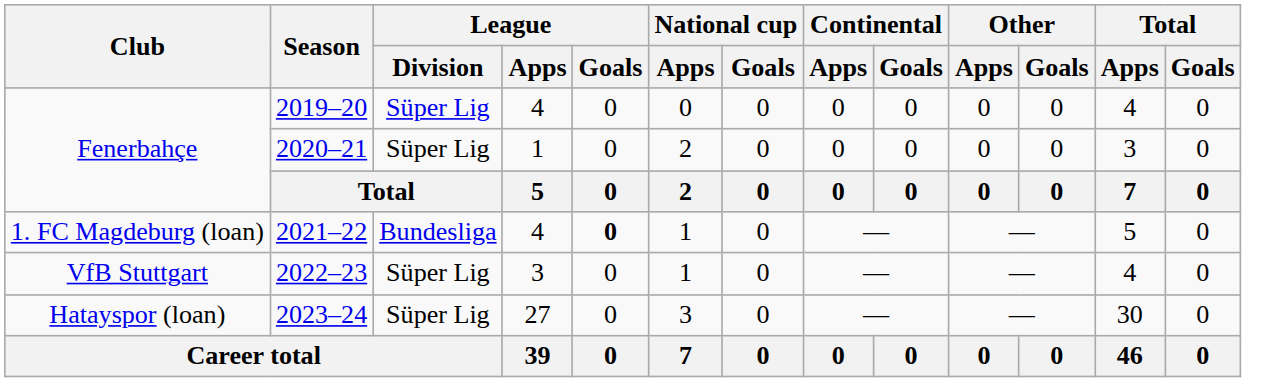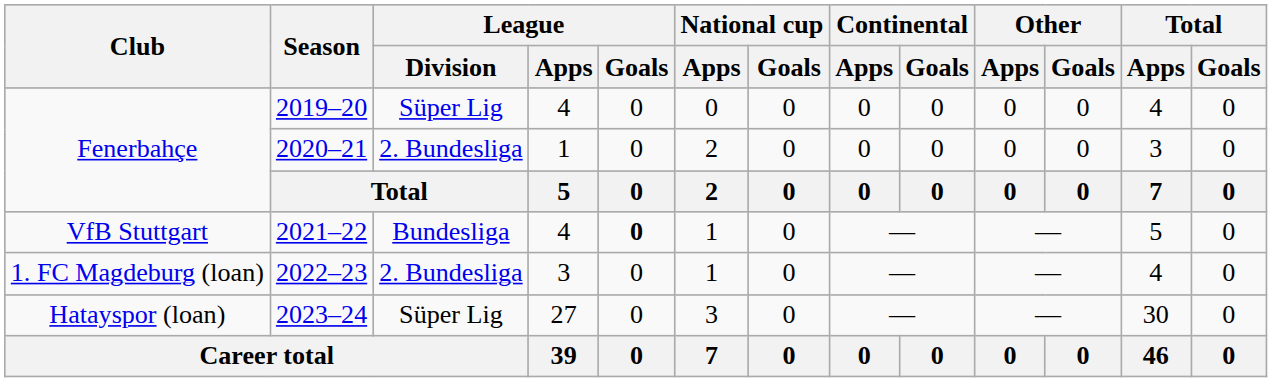(438, 149) Süper Lig -> (451, 149) 2. Bundesliga
(137, 231) 1. FC Magdeburg (loan) -> (137, 231) VfB Stuttgart
(137, 273) VfB Stuttgart -> (137, 273) 1. FC Magdeburg (loan)
(438, 273) Süper Lig -> (451, 273) 2. Bundesliga
